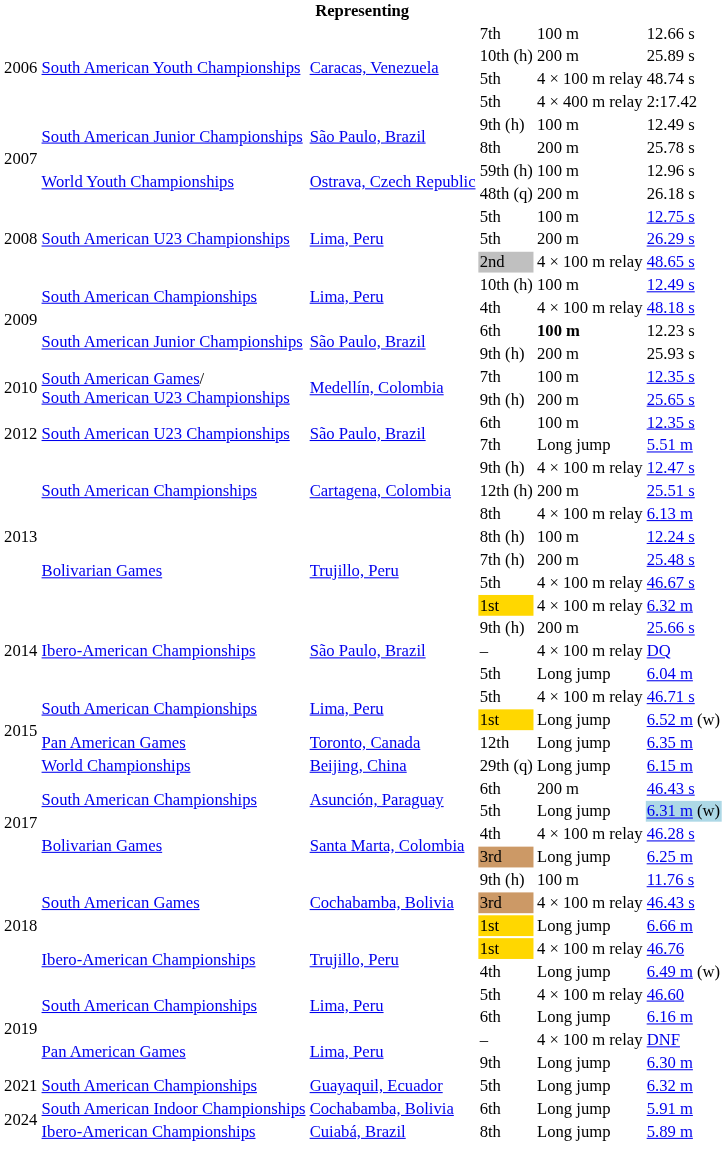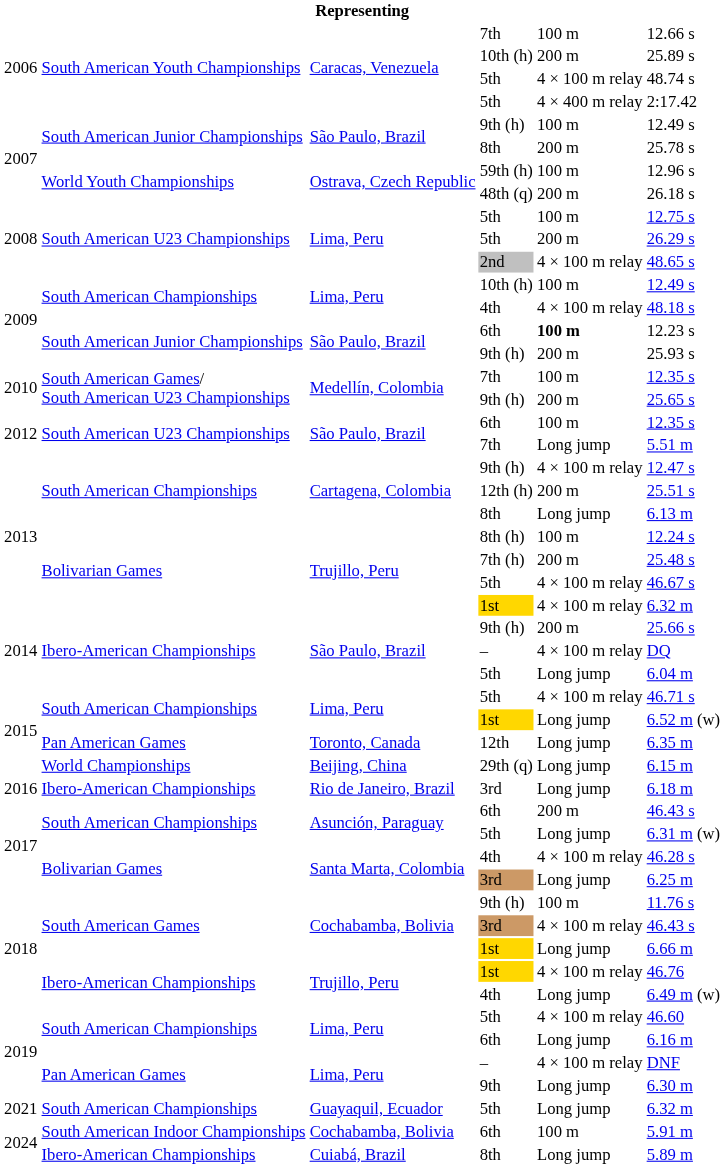(590, 513) 4 × 100 m relay -> (574, 513) Long jump
+ row: (21, 788)
(683, 811) lightblue background -> (683, 834) no background
(574, 1108) Long jump -> (558, 1131) 100 m
